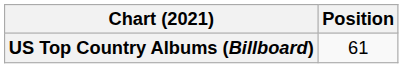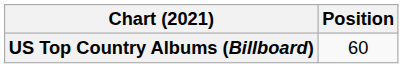(358, 47) 61 -> (358, 47) 60
